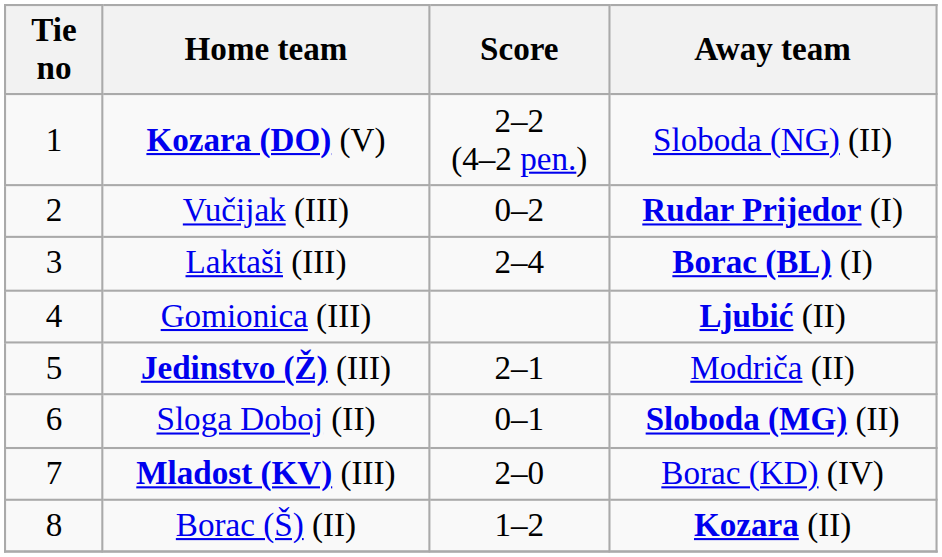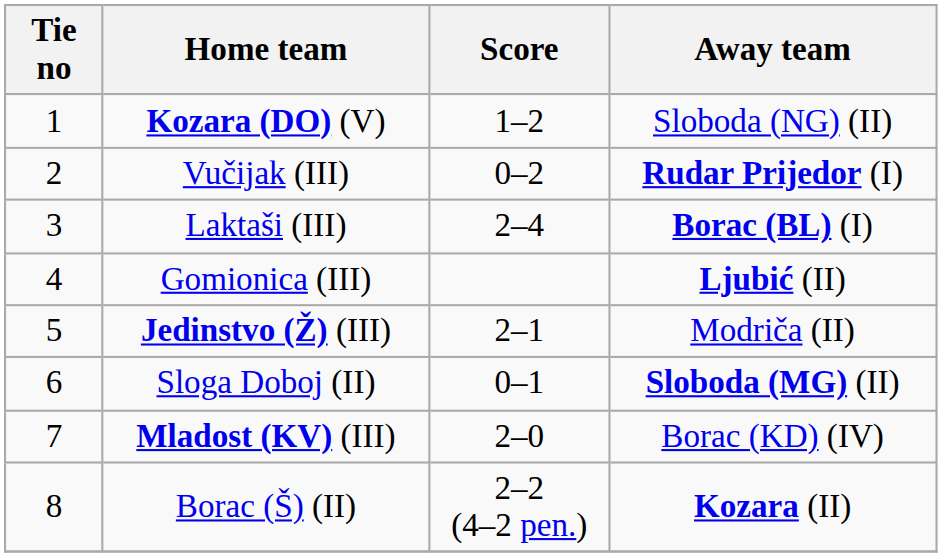(519, 139) 2–2 (4–2 pen.) -> (519, 120) 1–2
(519, 525) 1–2 -> (519, 506) 2–2 (4–2 pen.)
